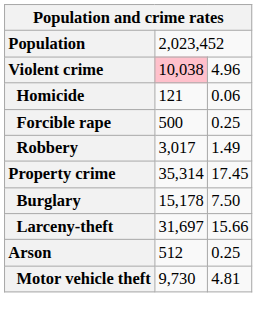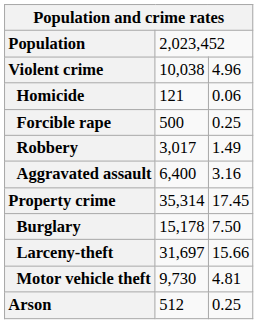(181, 69) pink background -> (182, 69) no background
+ row: (80, 174)
rows swapped: (80, 278) <-> (30, 252)
